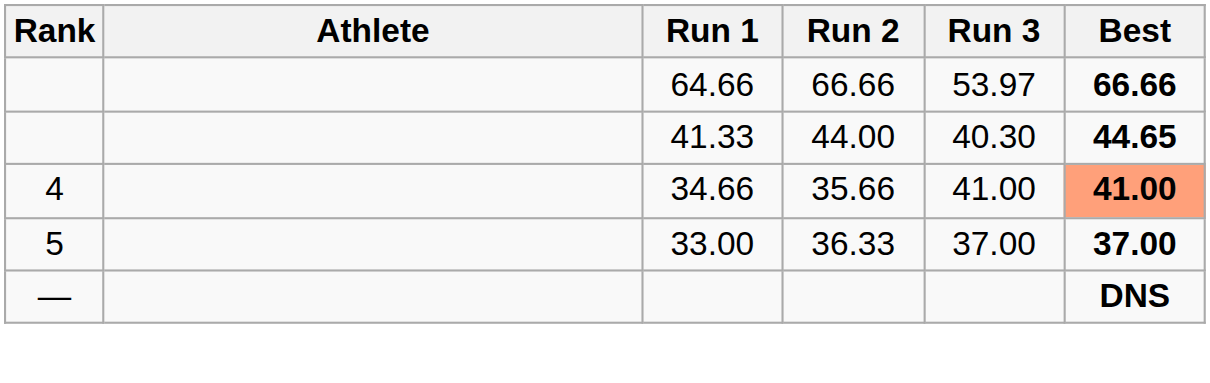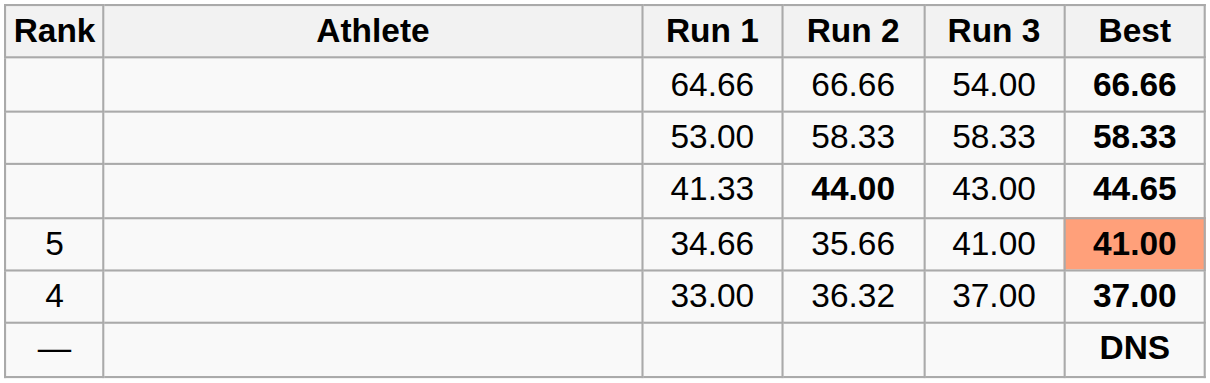(994, 84) 53.97 -> (994, 84) 54.00
+ row: (712, 137)
(853, 137) normal -> (853, 190) bold
(994, 137) 40.30 -> (994, 190) 43.00
(55, 190) 4 -> (55, 243) 5
(55, 243) 5 -> (55, 296) 4
(853, 243) 36.33 -> (853, 296) 36.32
